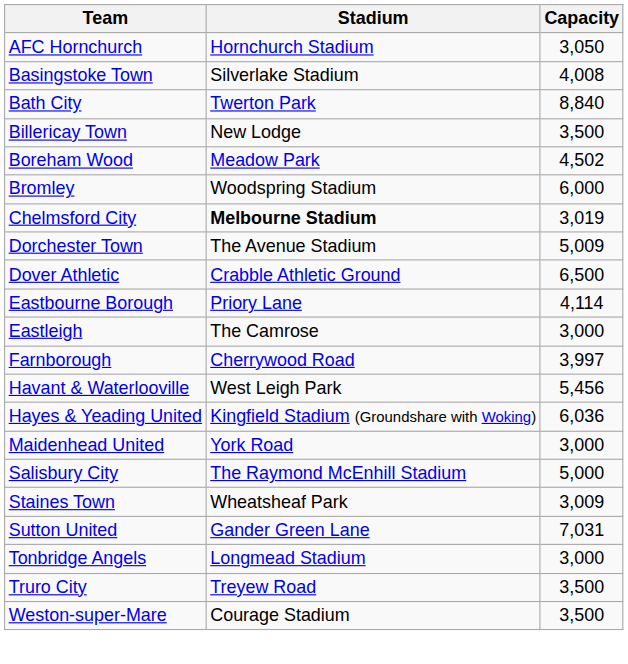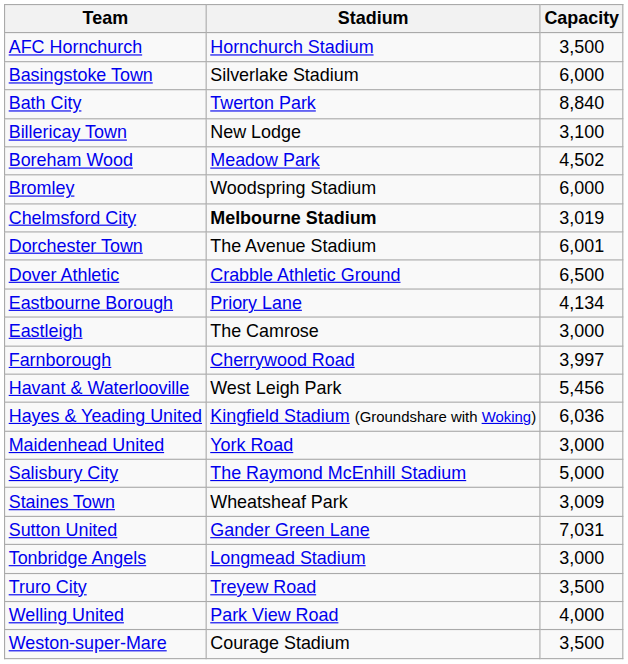(582, 47) 3,050 -> (582, 47) 3,500
(582, 75) 4,008 -> (582, 75) 6,000
(582, 132) 3,500 -> (582, 132) 3,100
(582, 246) 5,009 -> (582, 246) 6,001
(582, 302) 4,114 -> (582, 302) 4,134
+ row: (66, 615)
